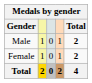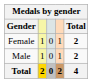rows swapped: (21, 41) <-> (21, 56)
